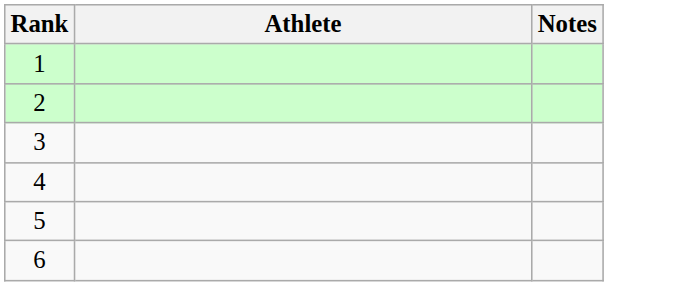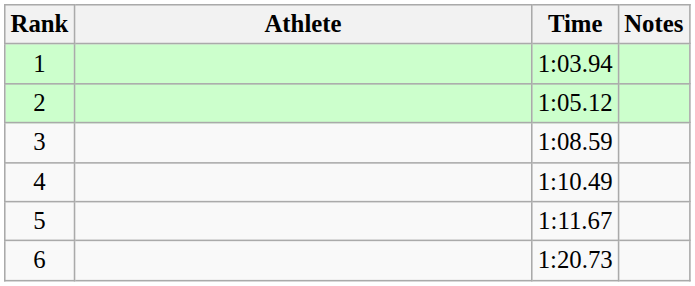+ column: (575, 24)
